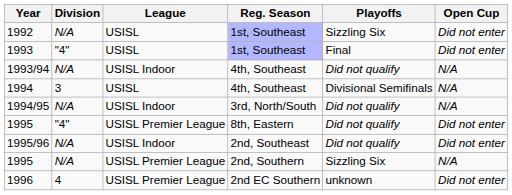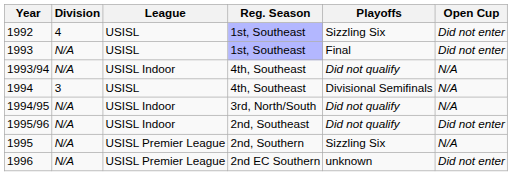(64, 32) N/A -> (58, 32) 4
(62, 50) "4" -> (64, 50) N/A
- row: (20, 124)
(58, 180) 4 -> (64, 161) N/A
